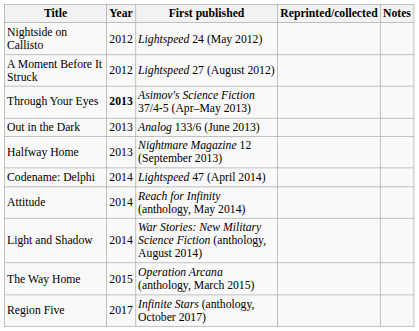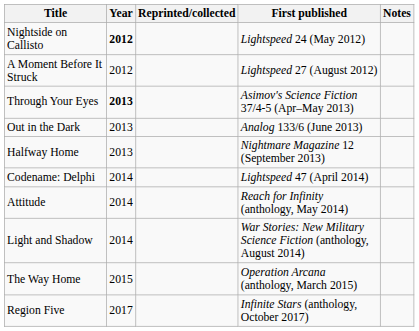columns swapped: (207, 13) <-> (329, 13)
(121, 38) normal -> (121, 38) bold
